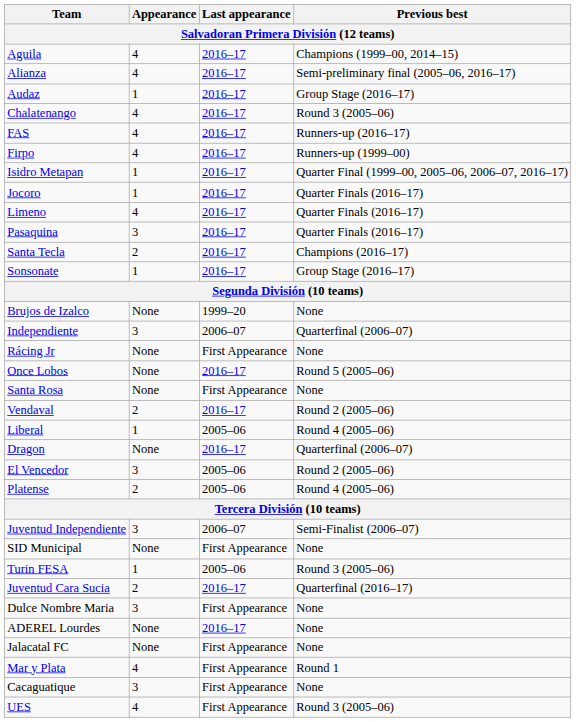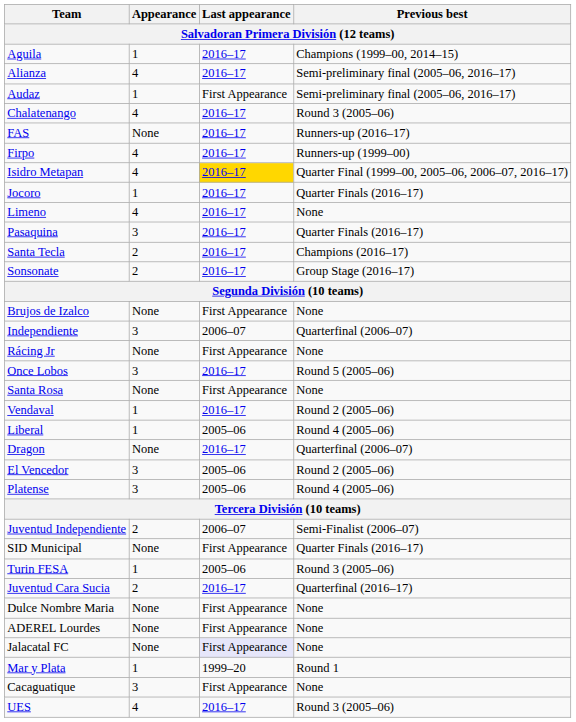(135, 53) 4 -> (135, 53) 1
(224, 93) 2016–17 -> (245, 93) First Appearance
(355, 93) Group Stage (2016–17) -> (406, 93) Semi-preliminary final (2005–06, 2016–17)
(135, 133) 4 -> (145, 133) None
(135, 172) 1 -> (135, 172) 4
(224, 172) no background -> (224, 172) gold background
(360, 212) Quarter Finals (2016–17) -> (310, 212) None
(135, 271) 1 -> (135, 271) 2
(224, 311) 1999–20 -> (245, 311) First Appearance
(145, 370) None -> (135, 370) 3
(135, 410) 2 -> (135, 410) 1
(135, 489) 2 -> (135, 489) 3
(135, 529) 3 -> (135, 529) 2
(310, 548) None -> (360, 548) Quarter Finals (2016–17)
(135, 608) 3 -> (145, 608) None
(224, 627) 2016–17 -> (245, 627) First Appearance
(245, 647) no background -> (245, 647) lavender background
(135, 667) 4 -> (135, 667) 1
(245, 667) First Appearance -> (224, 667) 1999–20
(245, 707) First Appearance -> (224, 707) 2016–17
